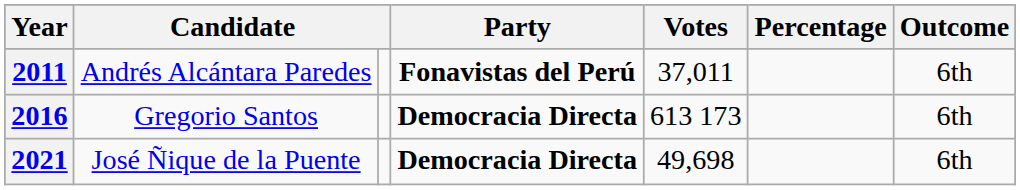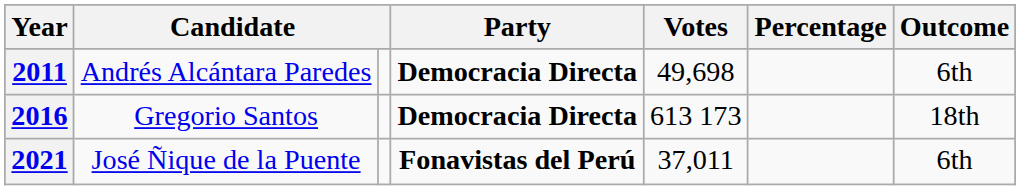(517, 71) Fonavistas del Perú -> (517, 71) Democracia Directa
(696, 71) 37,011 -> (696, 71) 49,698
(955, 116) 6th -> (955, 116) 18th
(517, 160) Democracia Directa -> (517, 160) Fonavistas del Perú
(696, 160) 49,698 -> (696, 160) 37,011
